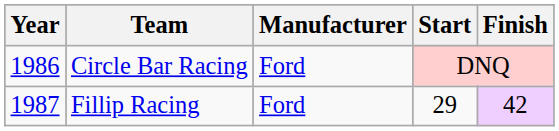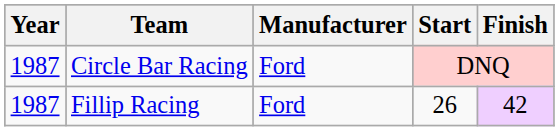(35, 65) 1986 -> (35, 65) 1987
(445, 105) 29 -> (445, 105) 26
